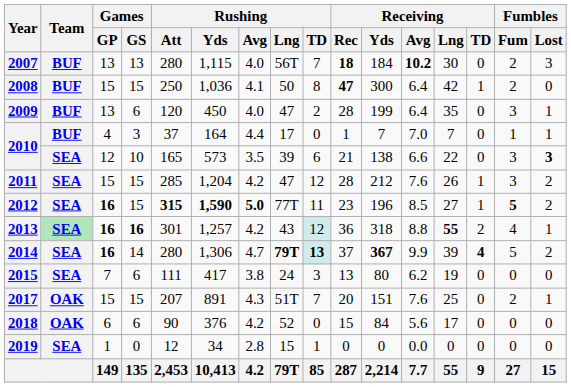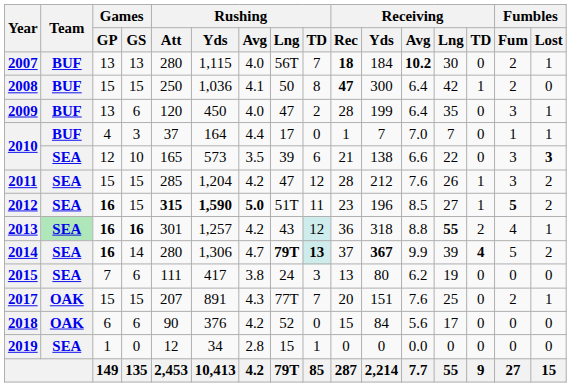(549, 63) 3 -> (549, 63) 1
(287, 205) 77T -> (287, 205) 51T
(287, 299) 51T -> (287, 299) 77T
